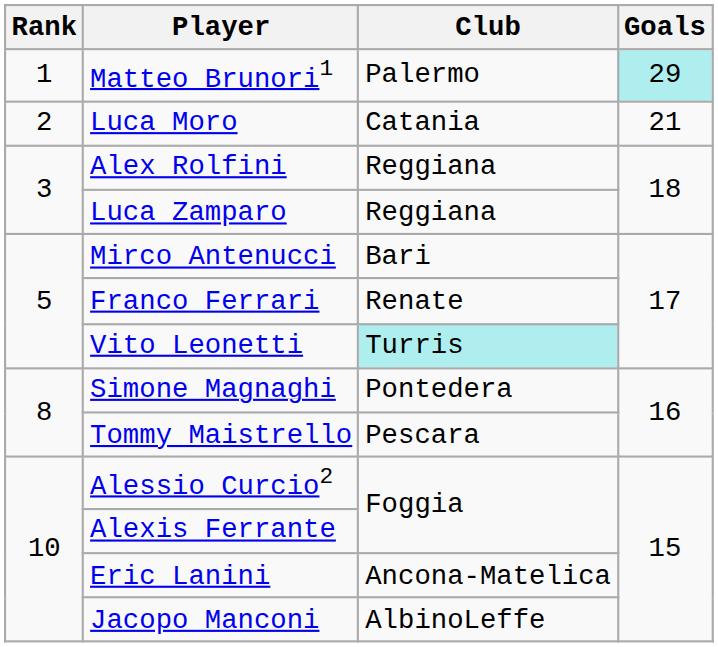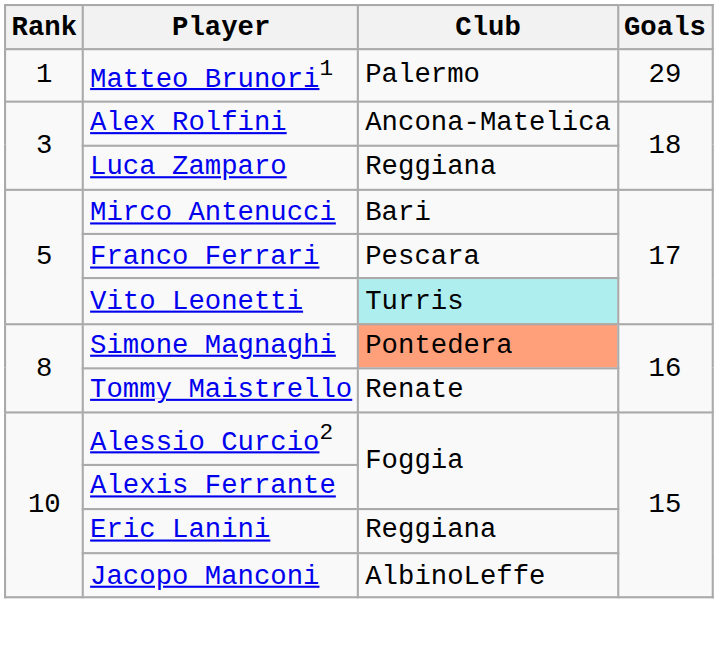(665, 75) paleturquoise background -> (665, 75) no background
- row: (164, 123)
(431, 168) Reggiana -> (488, 123) Ancona-Matelica
(414, 301) Renate -> (423, 257) Pescara
(439, 390) no background -> (439, 346) lightsalmon background
(423, 435) Pescara -> (414, 390) Renate
(488, 575) Ancona-Matelica -> (431, 531) Reggiana
